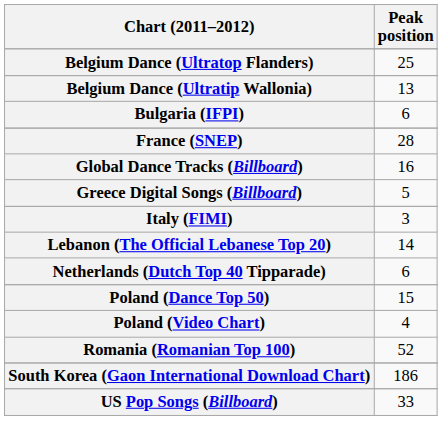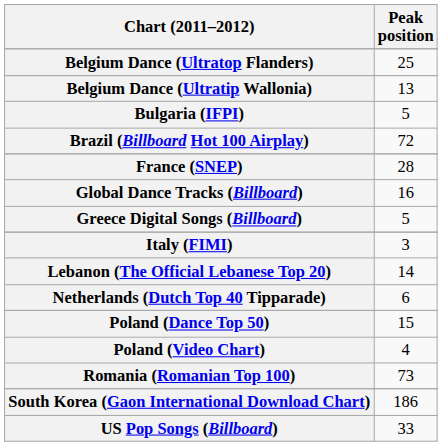(406, 114) 6 -> (406, 114) 5
+ row: (189, 140)
(406, 349) 52 -> (406, 375) 73
